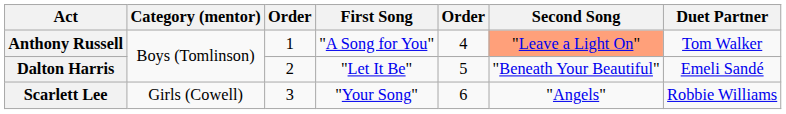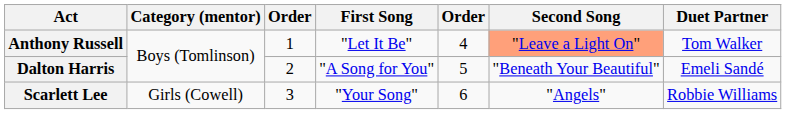(377, 43) "A Song for You" -> (377, 43) "Let It Be"
(377, 69) "Let It Be" -> (377, 69) "A Song for You"
